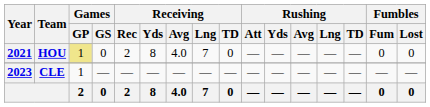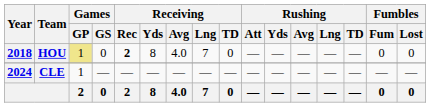(20, 53) 2021 -> (20, 53) 2018
(127, 53) normal -> (127, 53) bold
(20, 72) 2023 -> (20, 72) 2024
